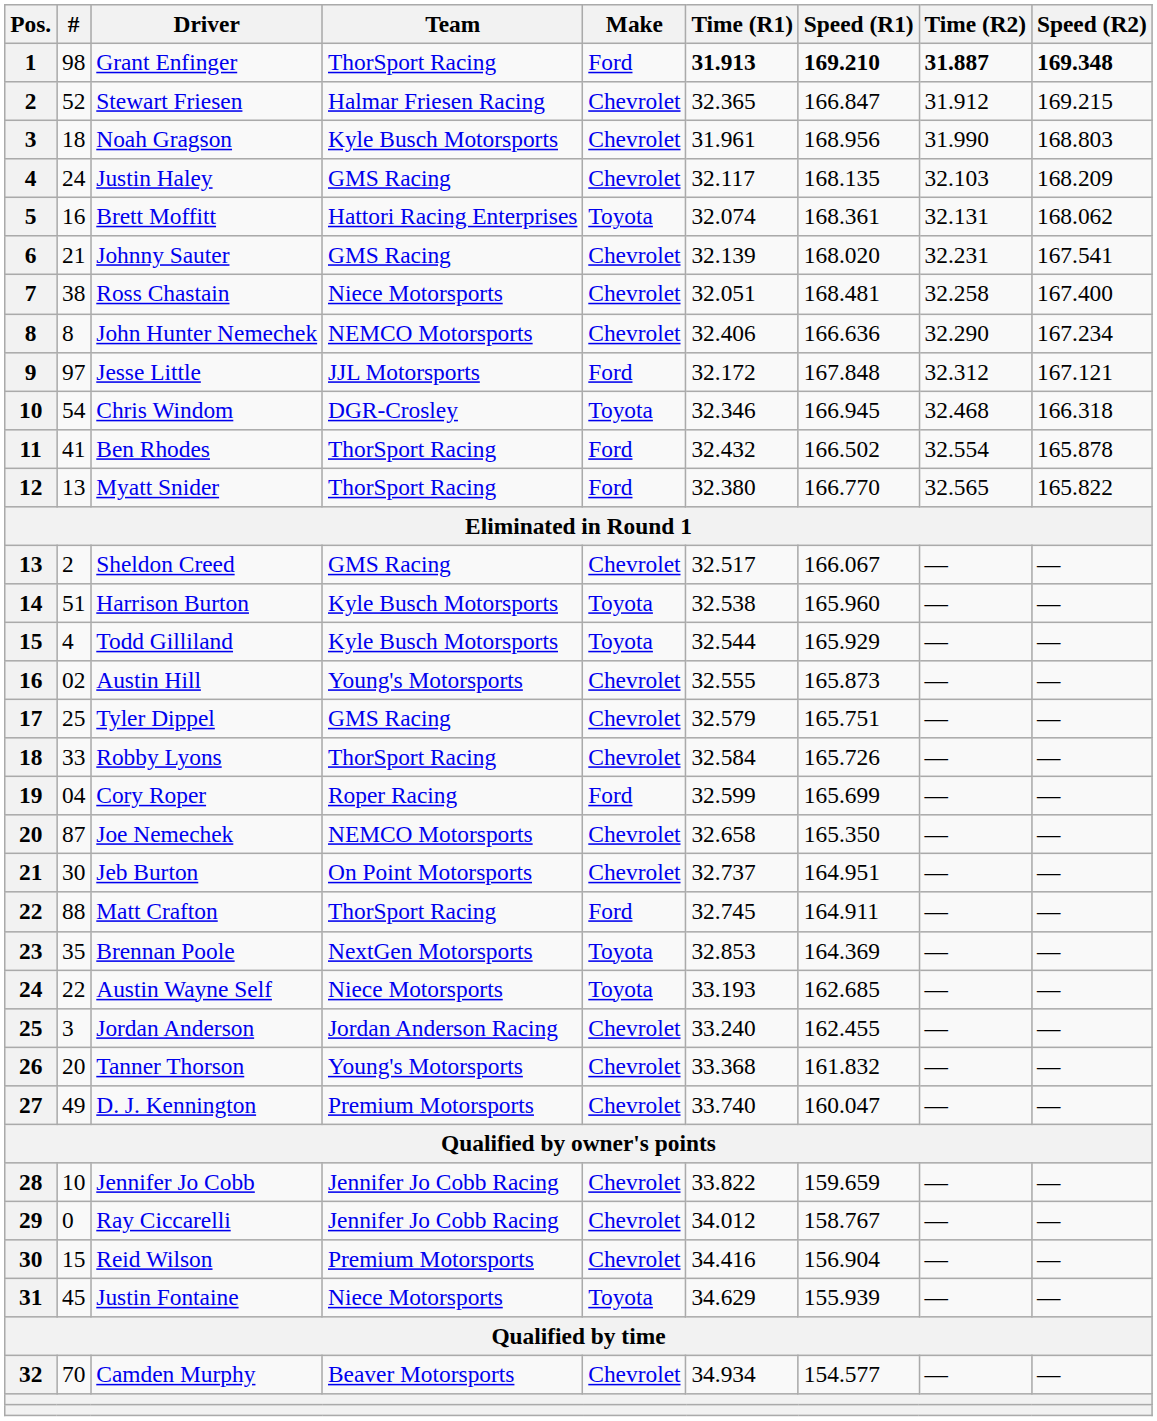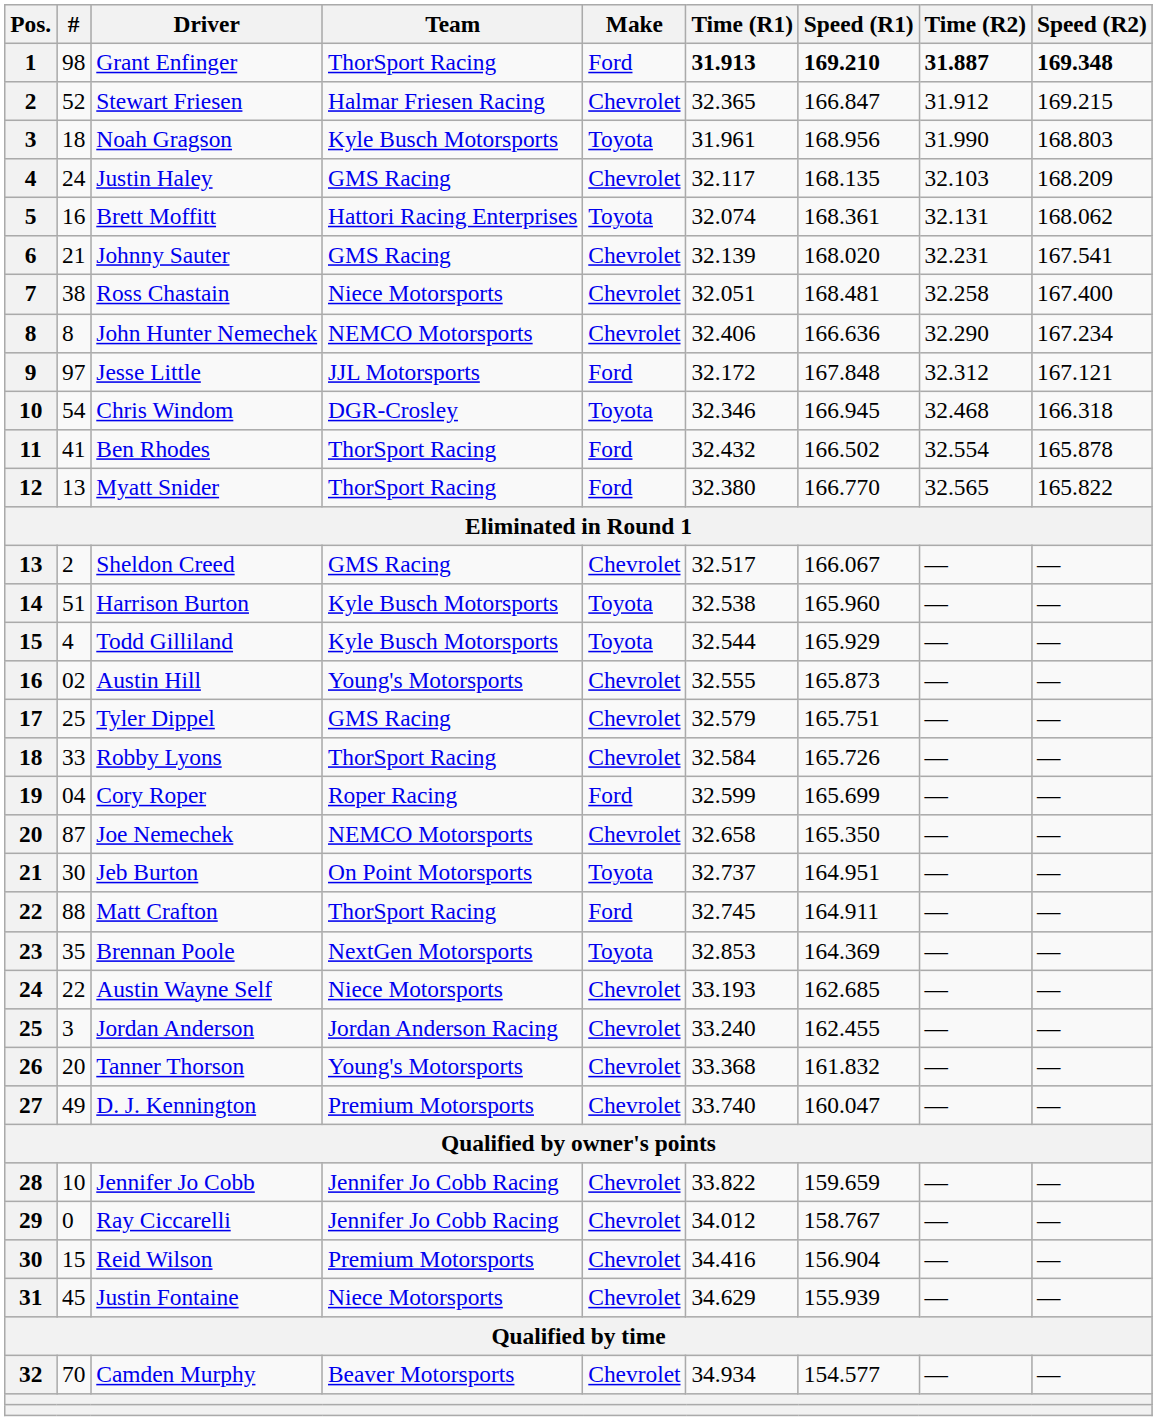(634, 139) Chevrolet -> (621, 139) Toyota
(634, 873) Chevrolet -> (621, 873) Toyota
(621, 988) Toyota -> (634, 988) Chevrolet
(621, 1297) Toyota -> (634, 1297) Chevrolet
